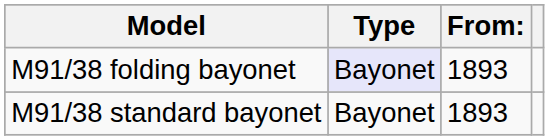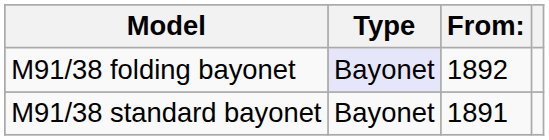(478, 69) 1893 -> (478, 69) 1892
(478, 112) 1893 -> (478, 112) 1891
